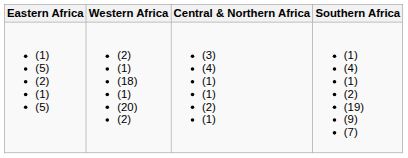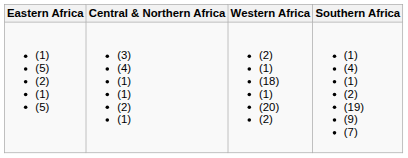columns swapped: (129, 13) <-> (242, 13)
